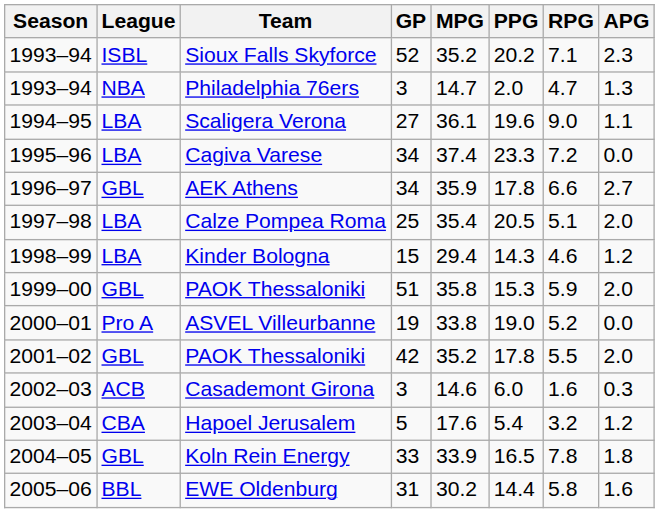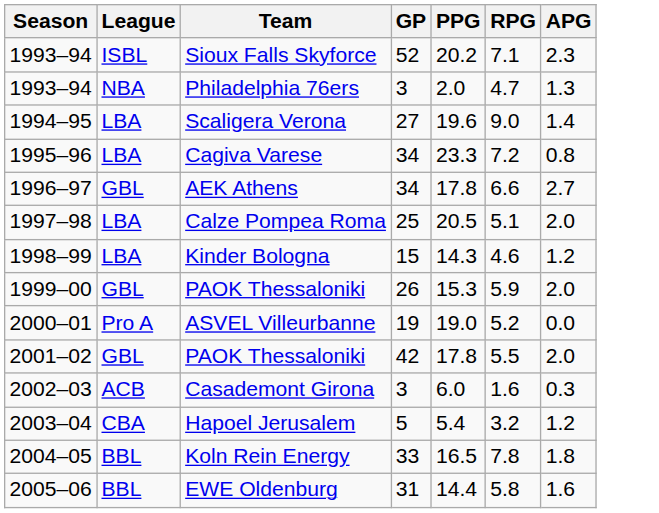- column: (460, 21)
(618, 121) 1.1 -> (560, 121) 1.4
(618, 155) 0.0 -> (560, 155) 0.8
(407, 289) 51 -> (407, 289) 26
(123, 456) GBL -> (121, 456) BBL
